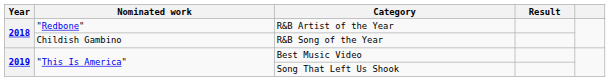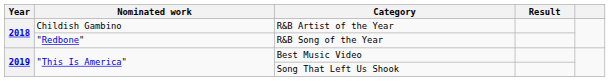(60, 26) "Redbone" -> (79, 26) Childish Gambino
(79, 40) Childish Gambino -> (60, 40) "Redbone"
